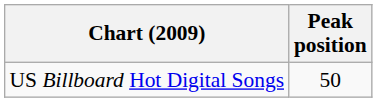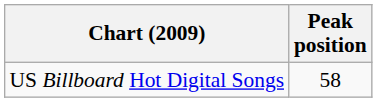(330, 79) 50 -> (330, 79) 58
